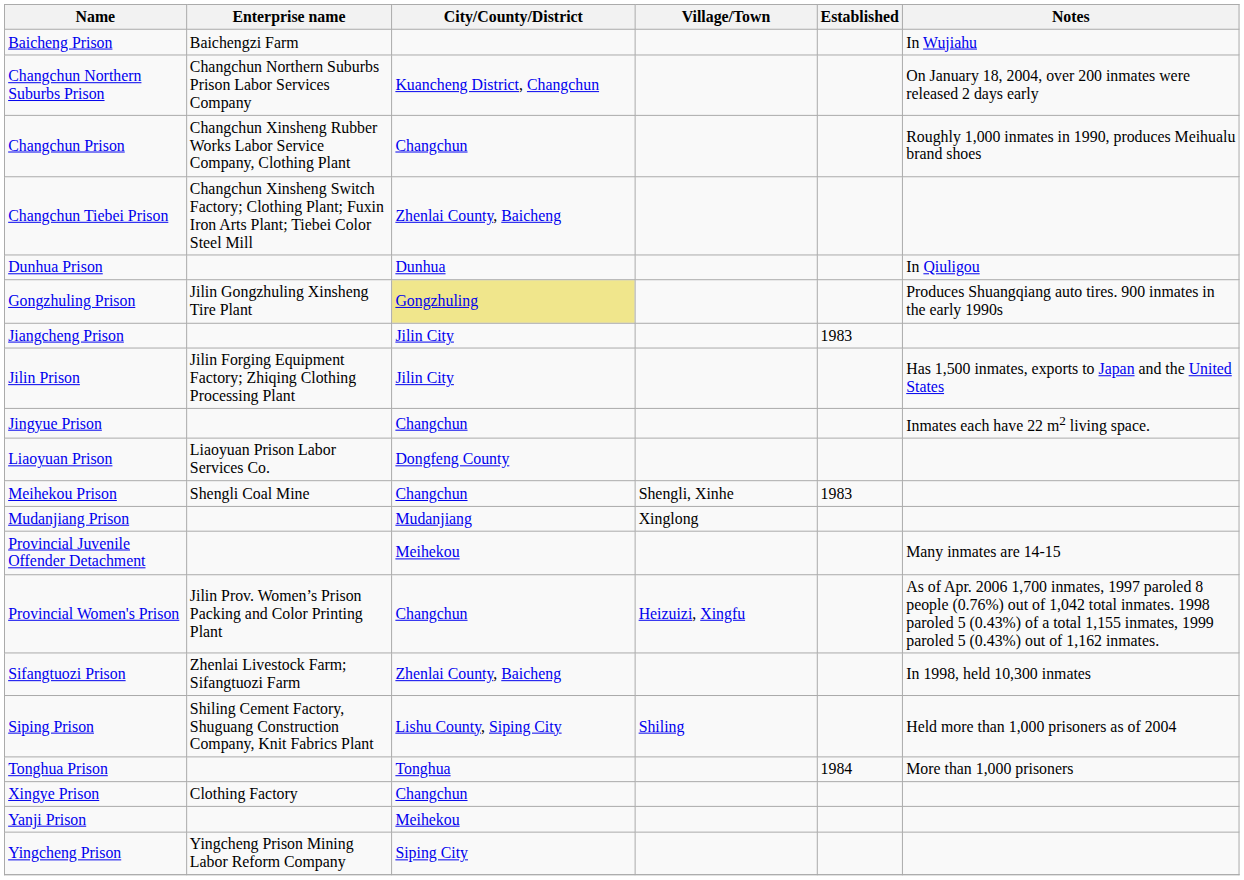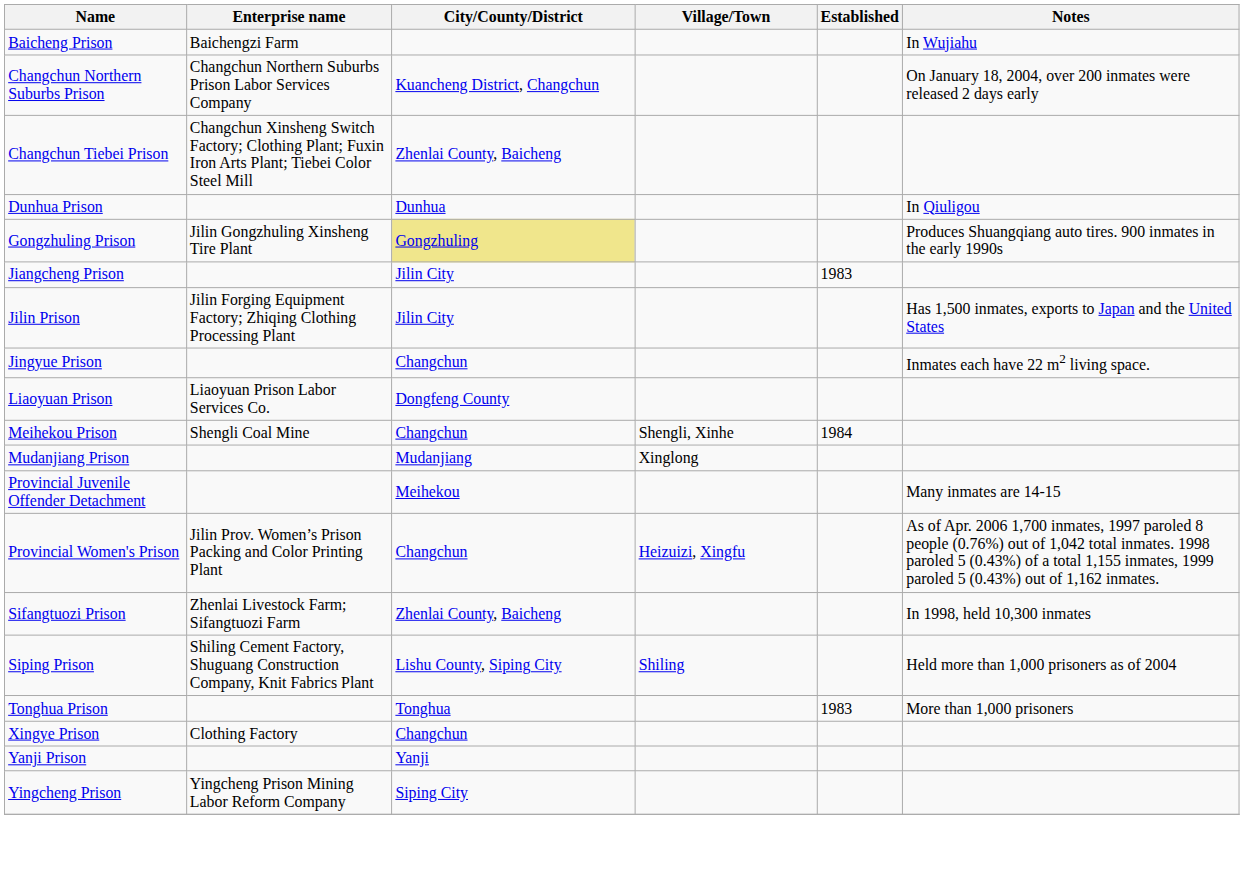- row: (66, 145)
(836, 493) 1983 -> (836, 432) 1984
(836, 769) 1984 -> (836, 708) 1983
(428, 819) Meihekou -> (412, 758) Yanji
